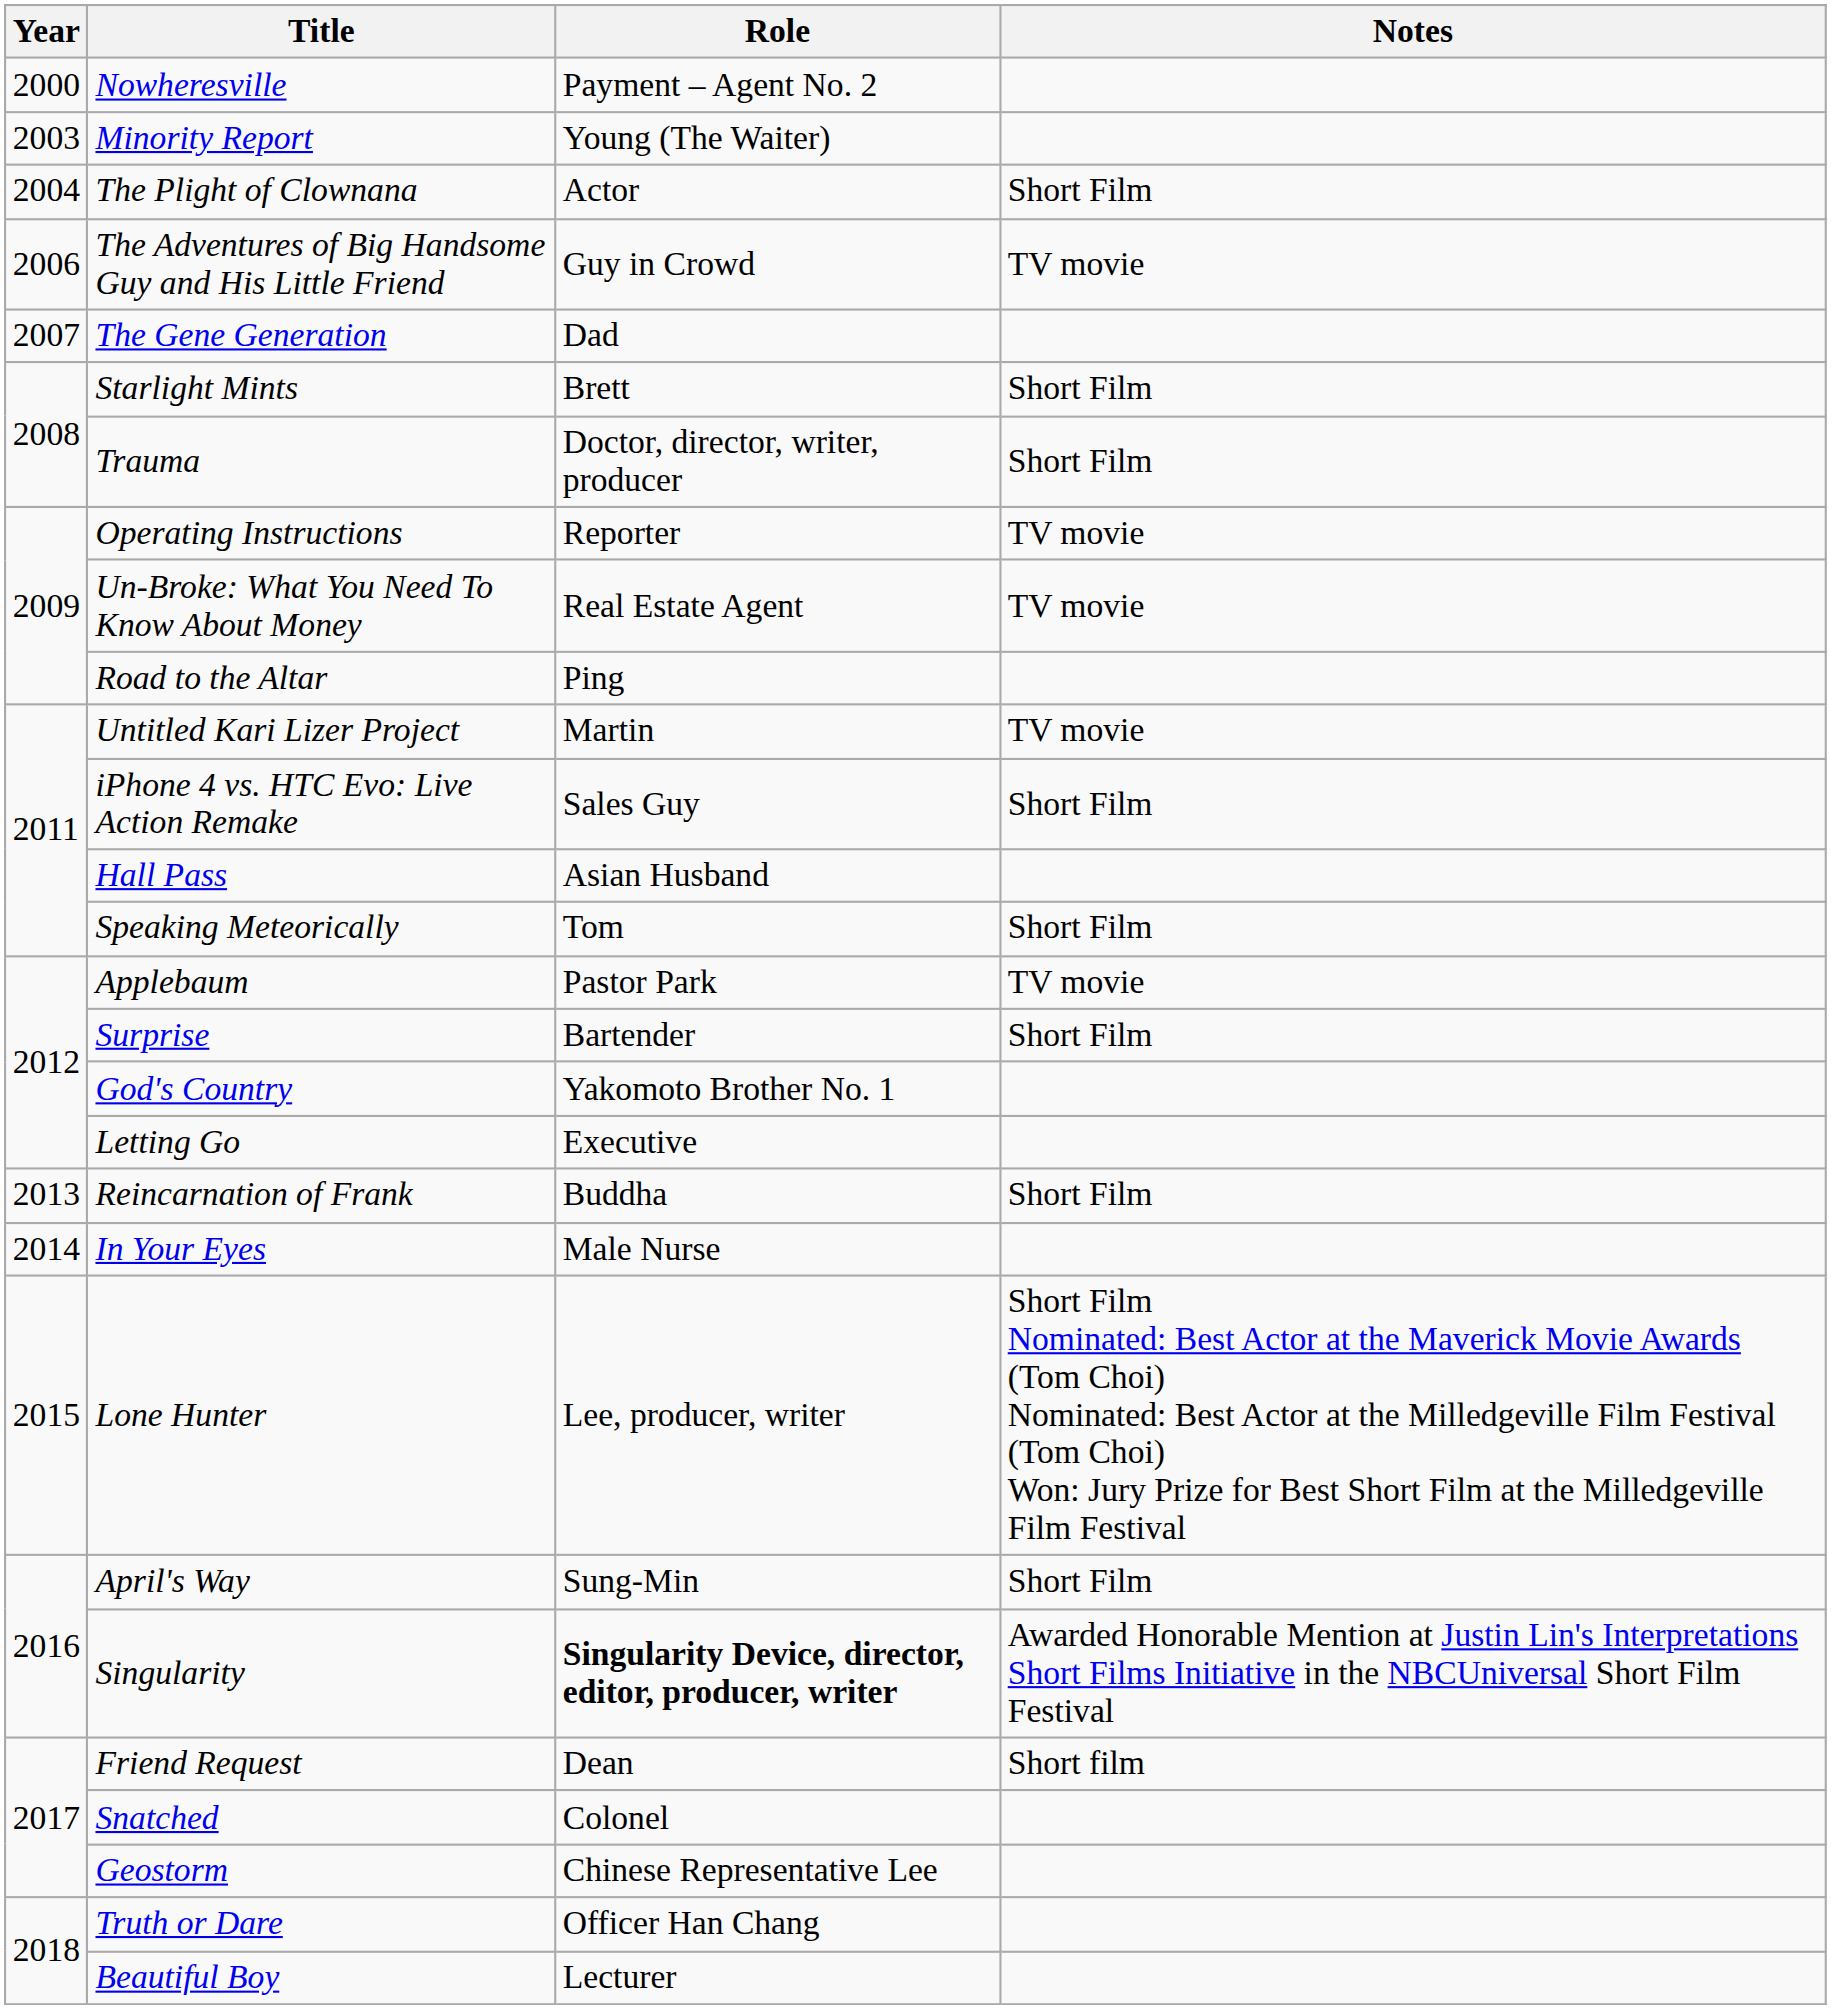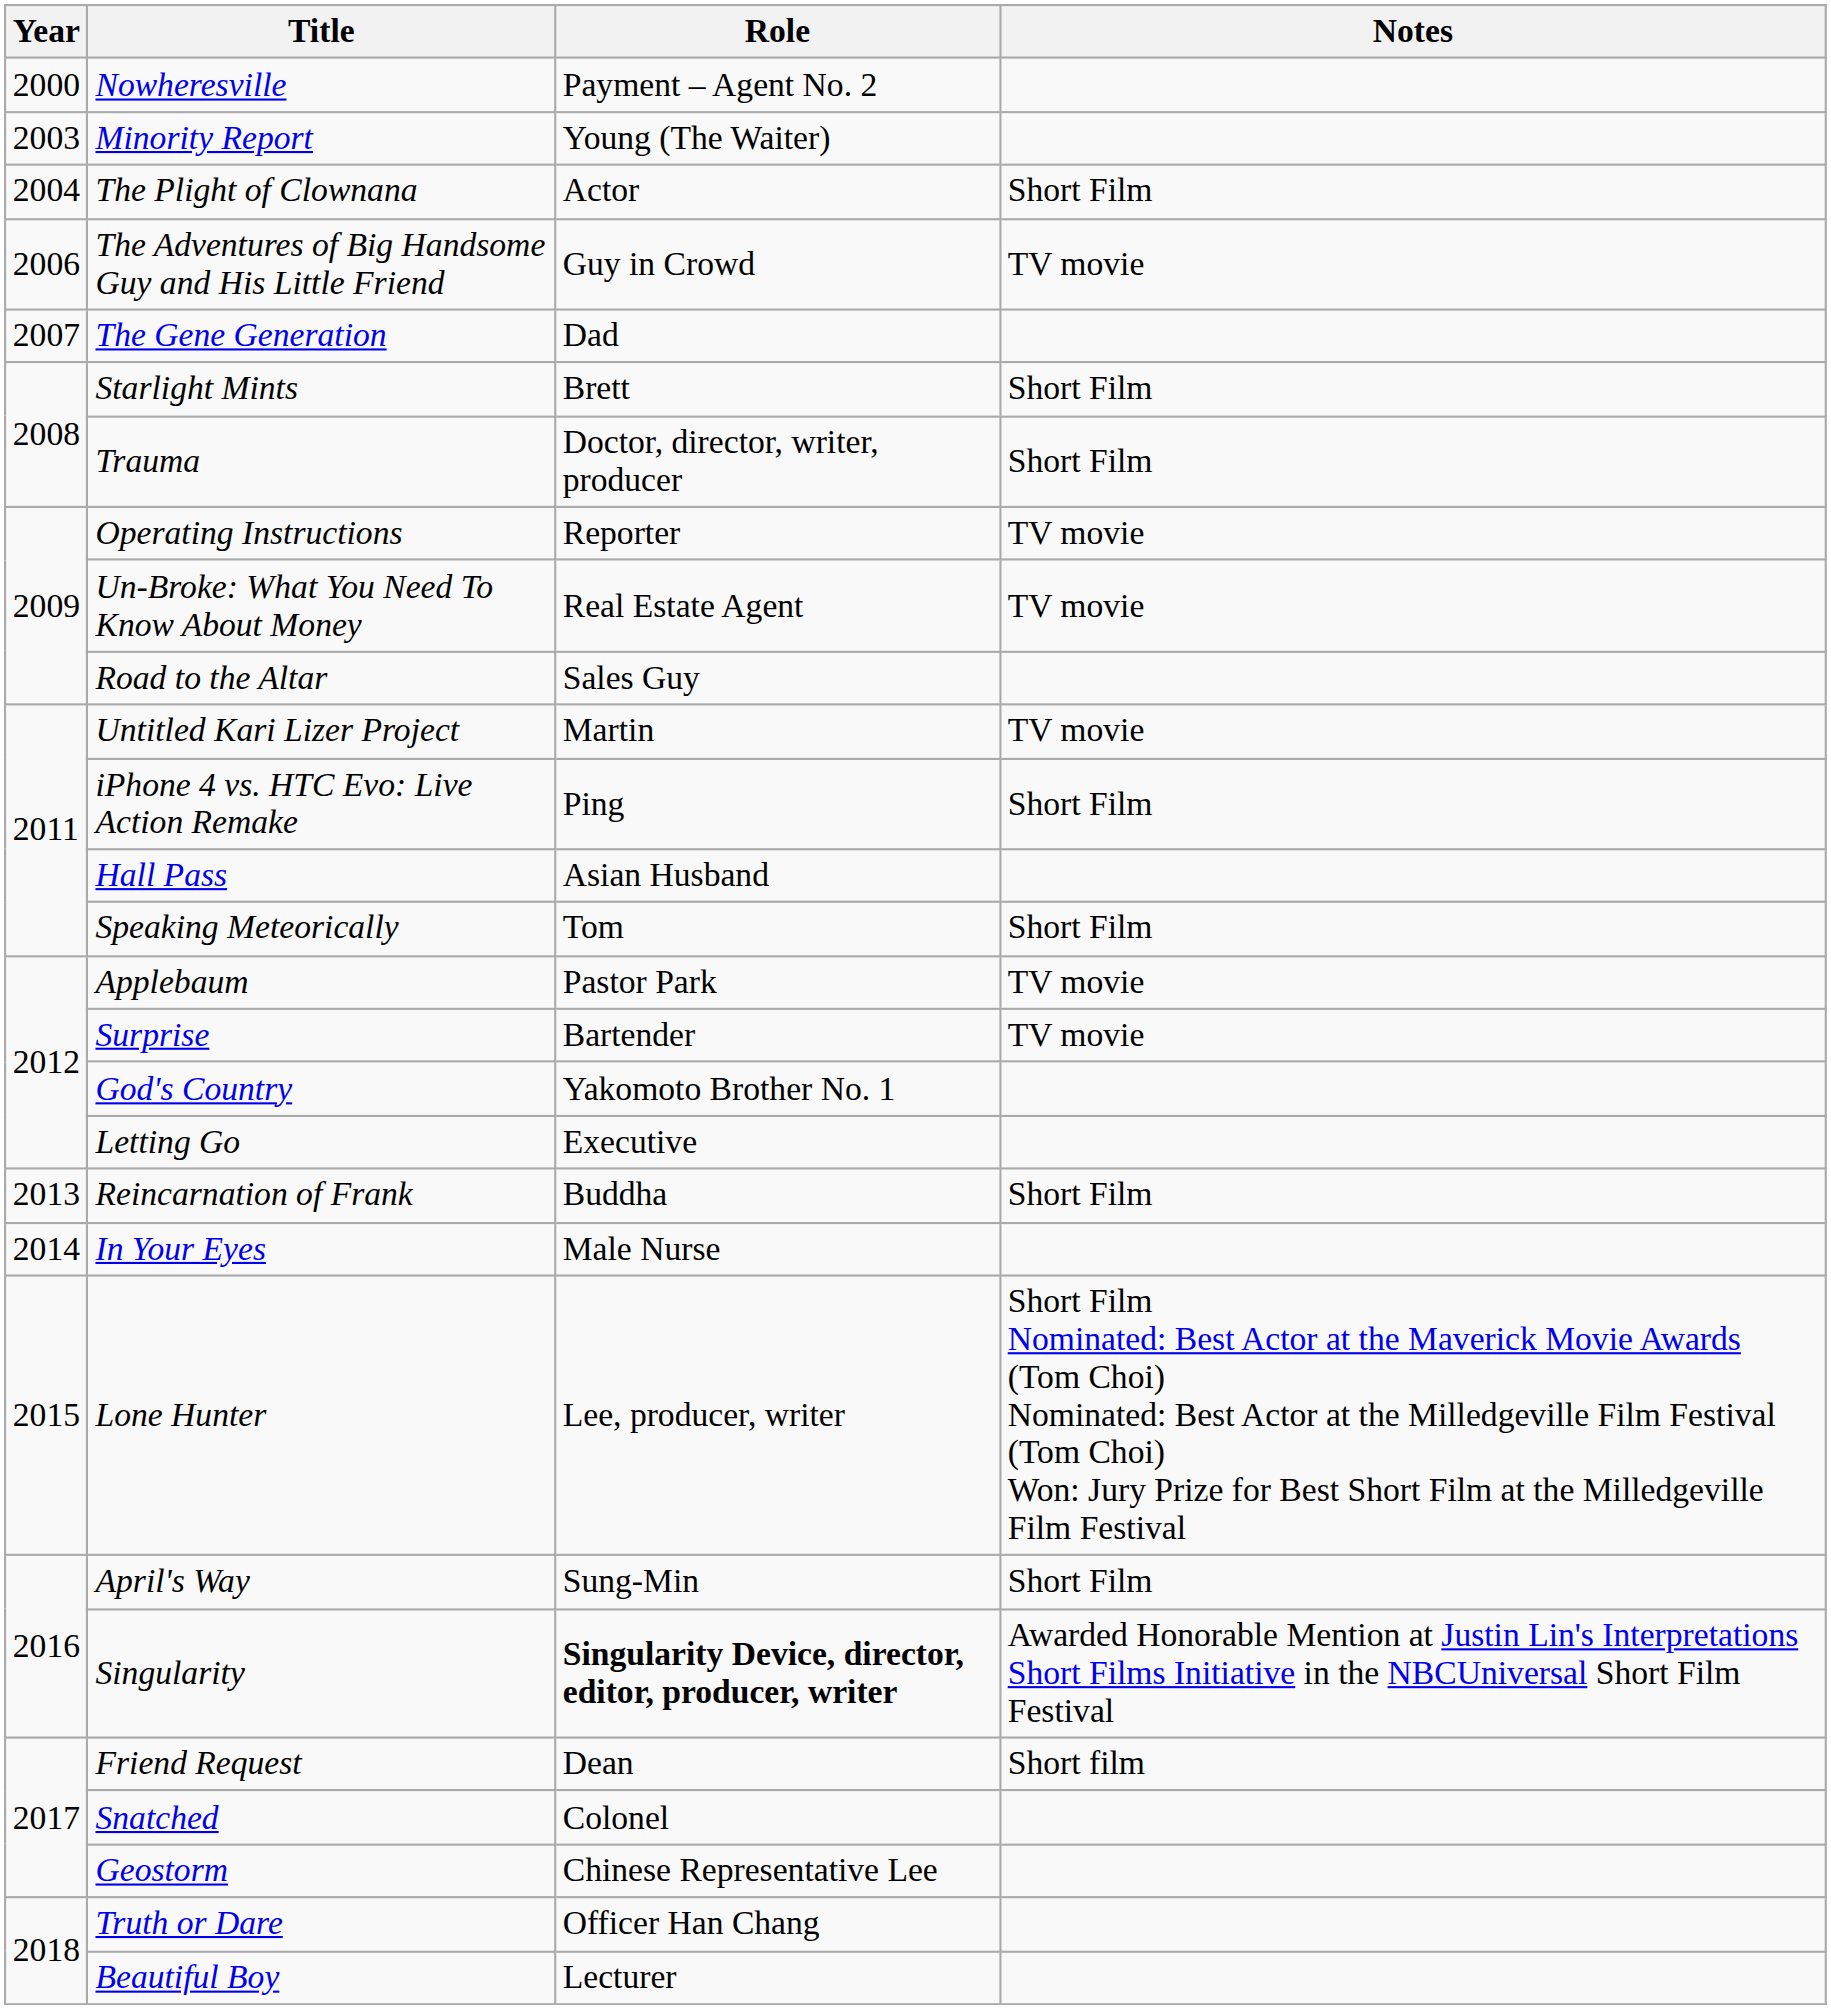(594, 677) Ping -> (631, 677) Sales Guy
(631, 802) Sales Guy -> (594, 802) Ping
(1080, 1034) Short Film -> (1076, 1034) TV movie
